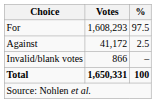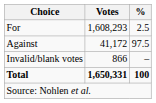(140, 28) 97.5 -> (143, 28) 2.5
(143, 43) 2.5 -> (140, 43) 97.5
